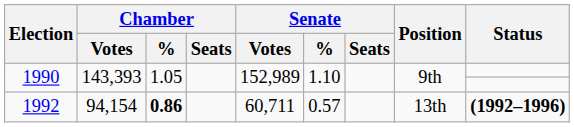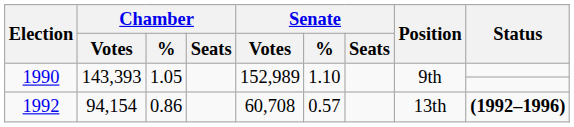(166, 106) bold -> (166, 106) normal
(270, 106) 60,711 -> (270, 106) 60,708
